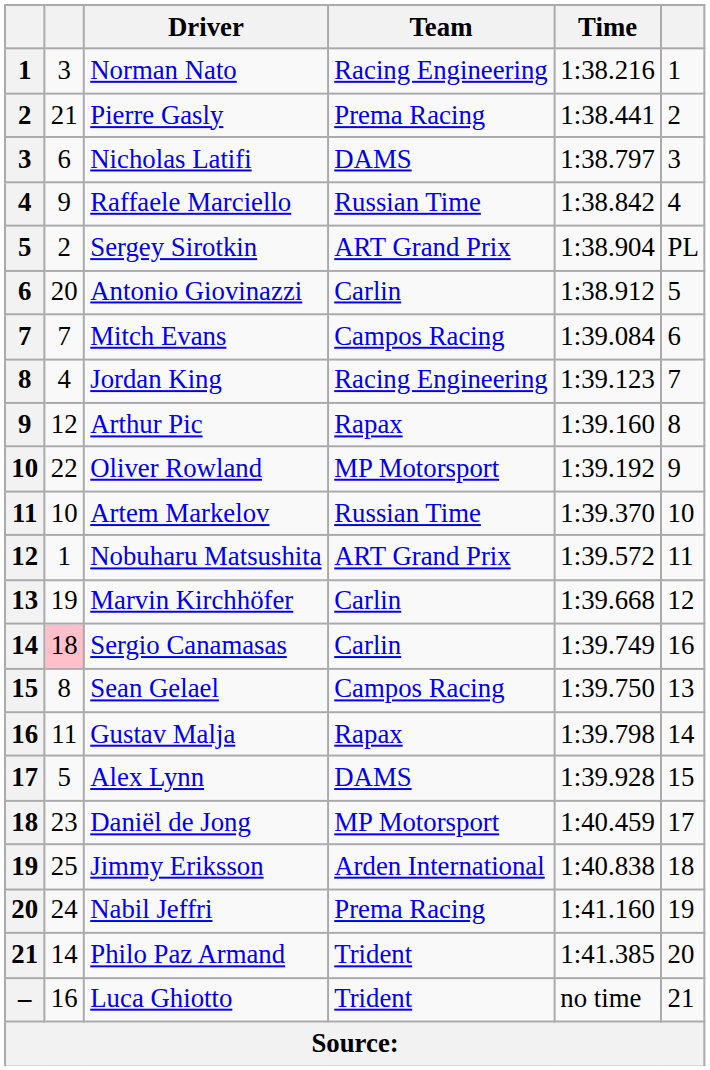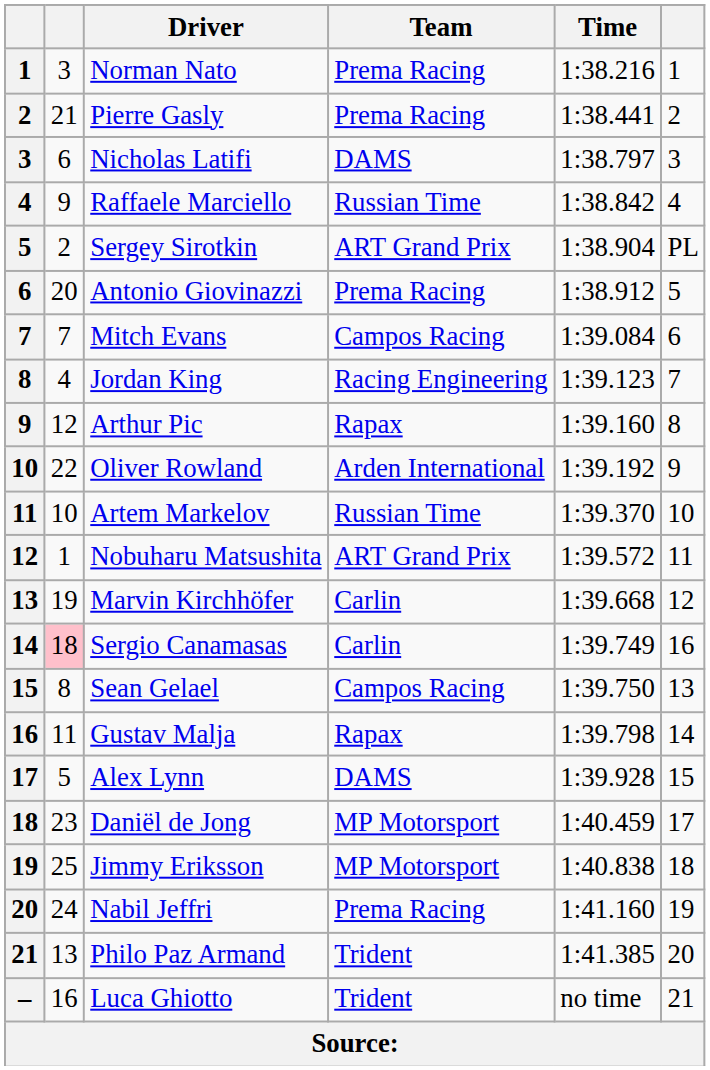(441, 70) Racing Engineering -> (410, 70) Prema Racing
(368, 291) Carlin -> (410, 291) Prema Racing
(417, 468) MP Motorsport -> (439, 468) Arden International
(439, 866) Arden International -> (417, 866) MP Motorsport
(64, 954) 14 -> (64, 954) 13
